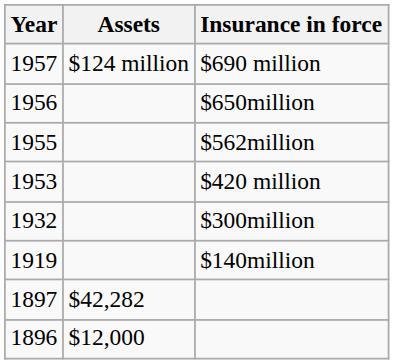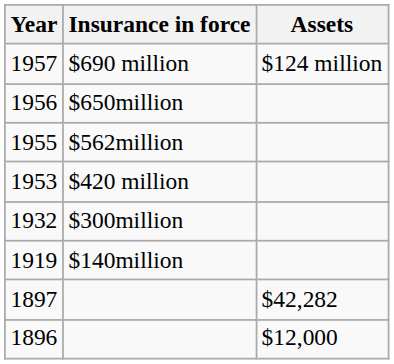columns swapped: (291, 24) <-> (129, 24)
